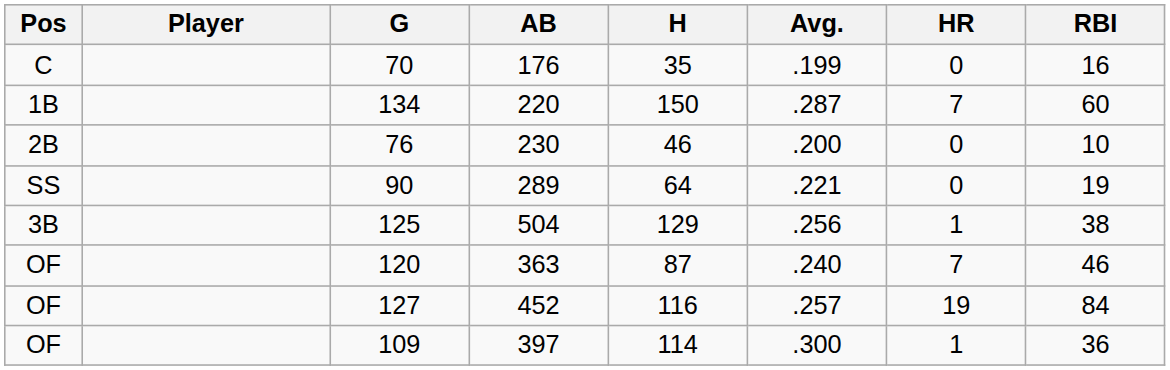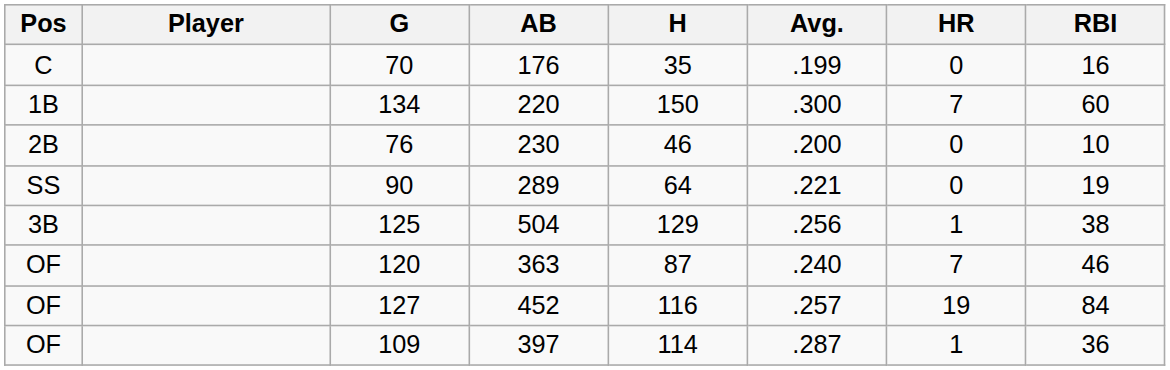(817, 104) .287 -> (817, 104) .300
(817, 345) .300 -> (817, 345) .287
